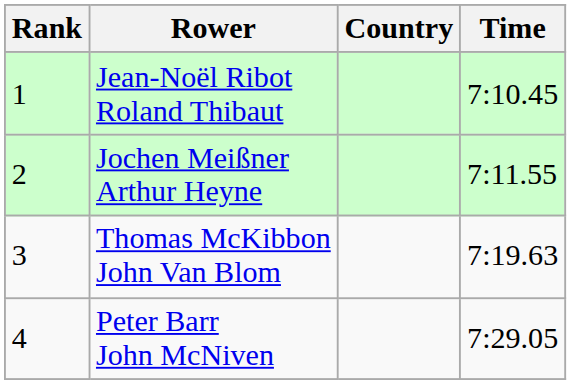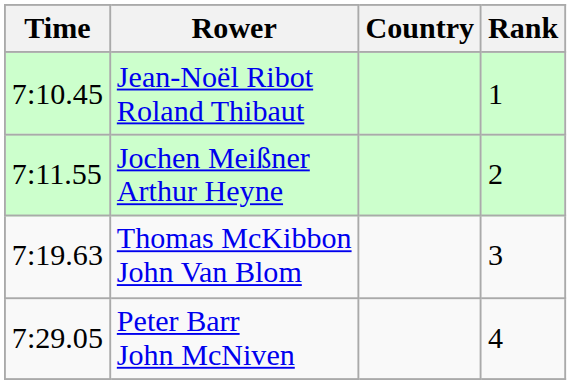columns swapped: (47, 28) <-> (513, 28)
